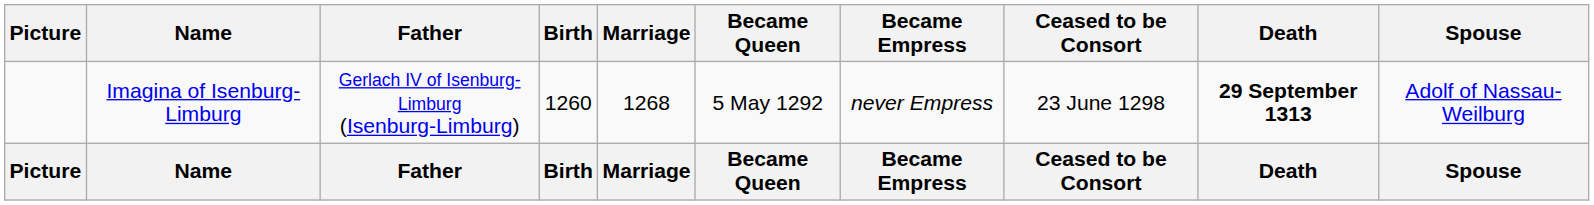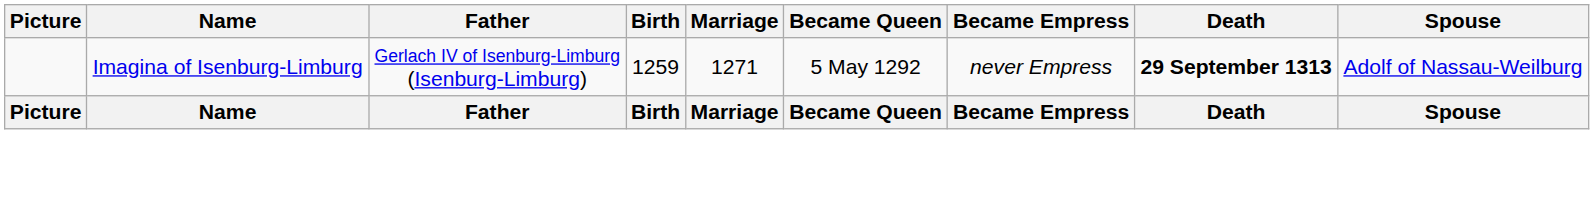- column: (1101, 33)
(568, 102) 1260 -> (656, 66) 1259
(647, 102) 1268 -> (735, 66) 1271
